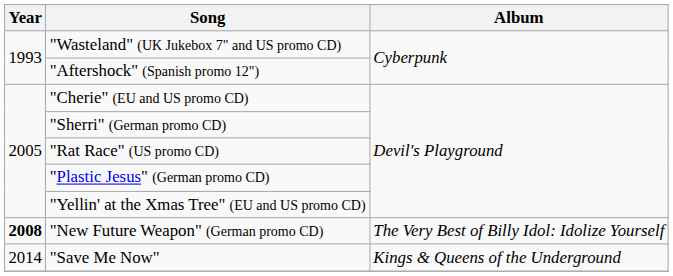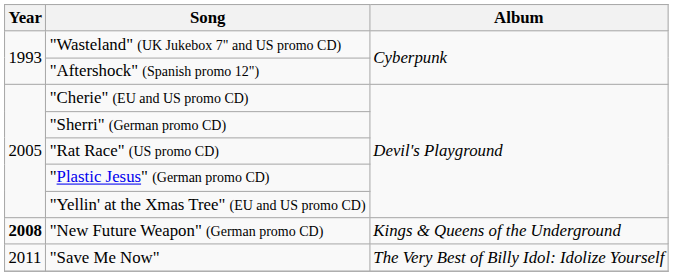(519, 230) The Very Best of Billy Idol: Idolize Yourself -> (497, 230) Kings & Queens of the Underground
(25, 257) 2014 -> (25, 257) 2011
(497, 257) Kings & Queens of the Underground -> (519, 257) The Very Best of Billy Idol: Idolize Yourself
